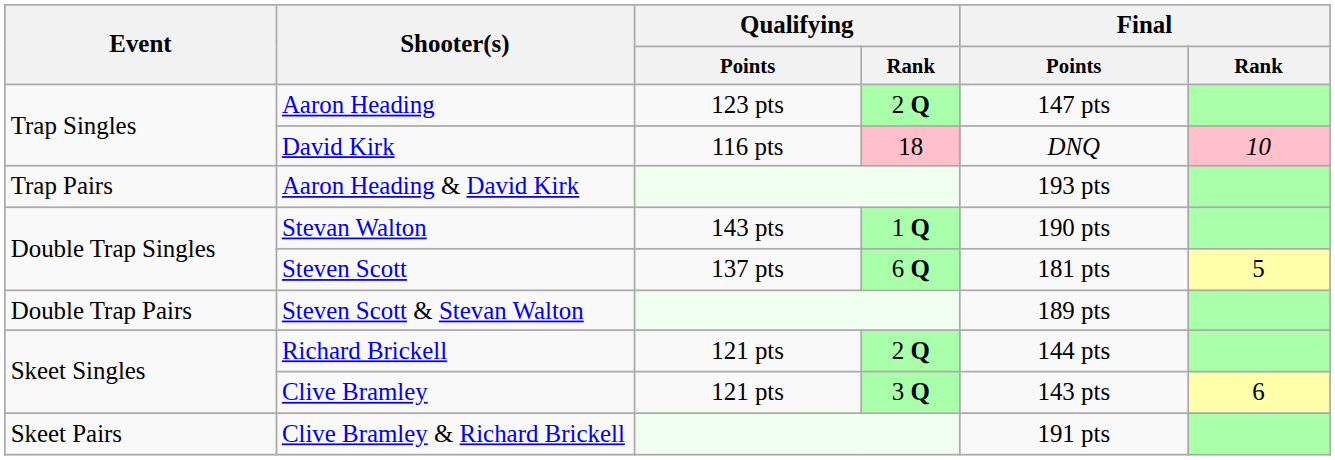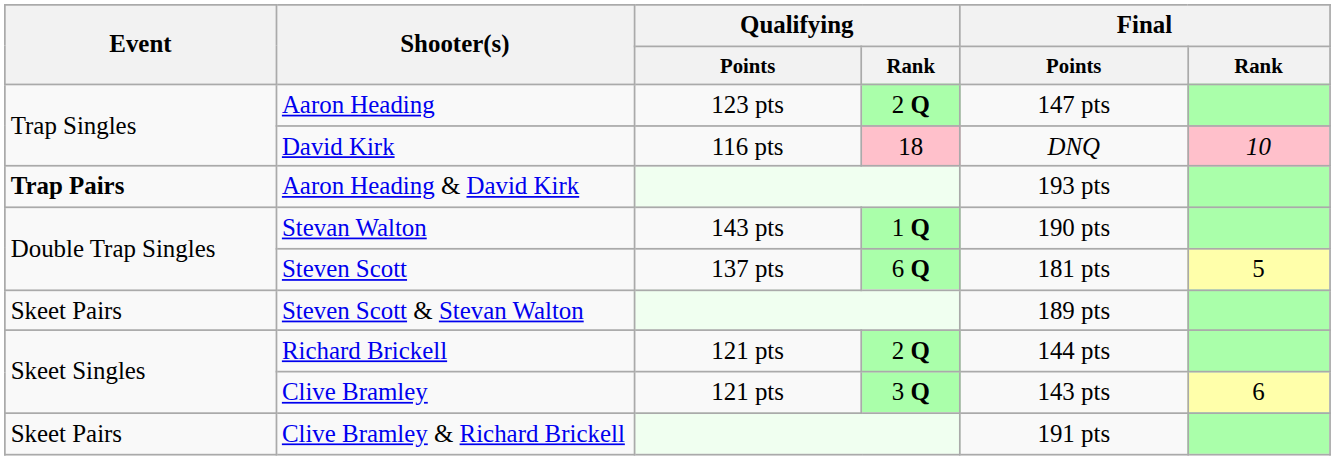(62, 187) normal -> (68, 187) bold
(101, 310) Double Trap Pairs -> (66, 310) Skeet Pairs
